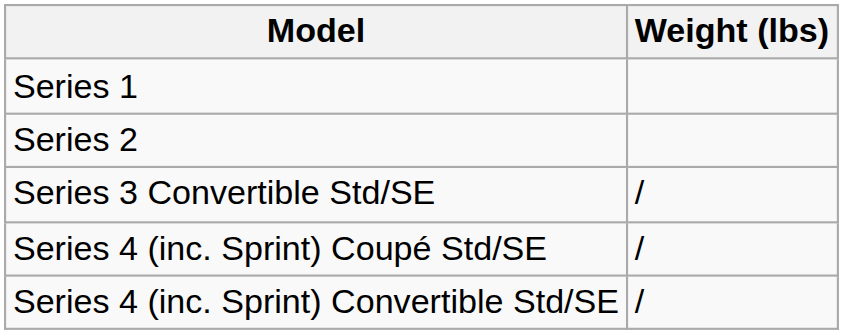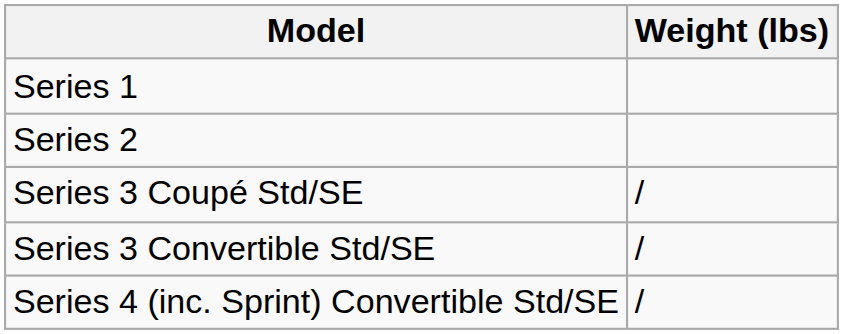+ row: (188, 193)
- row: (280, 247)
